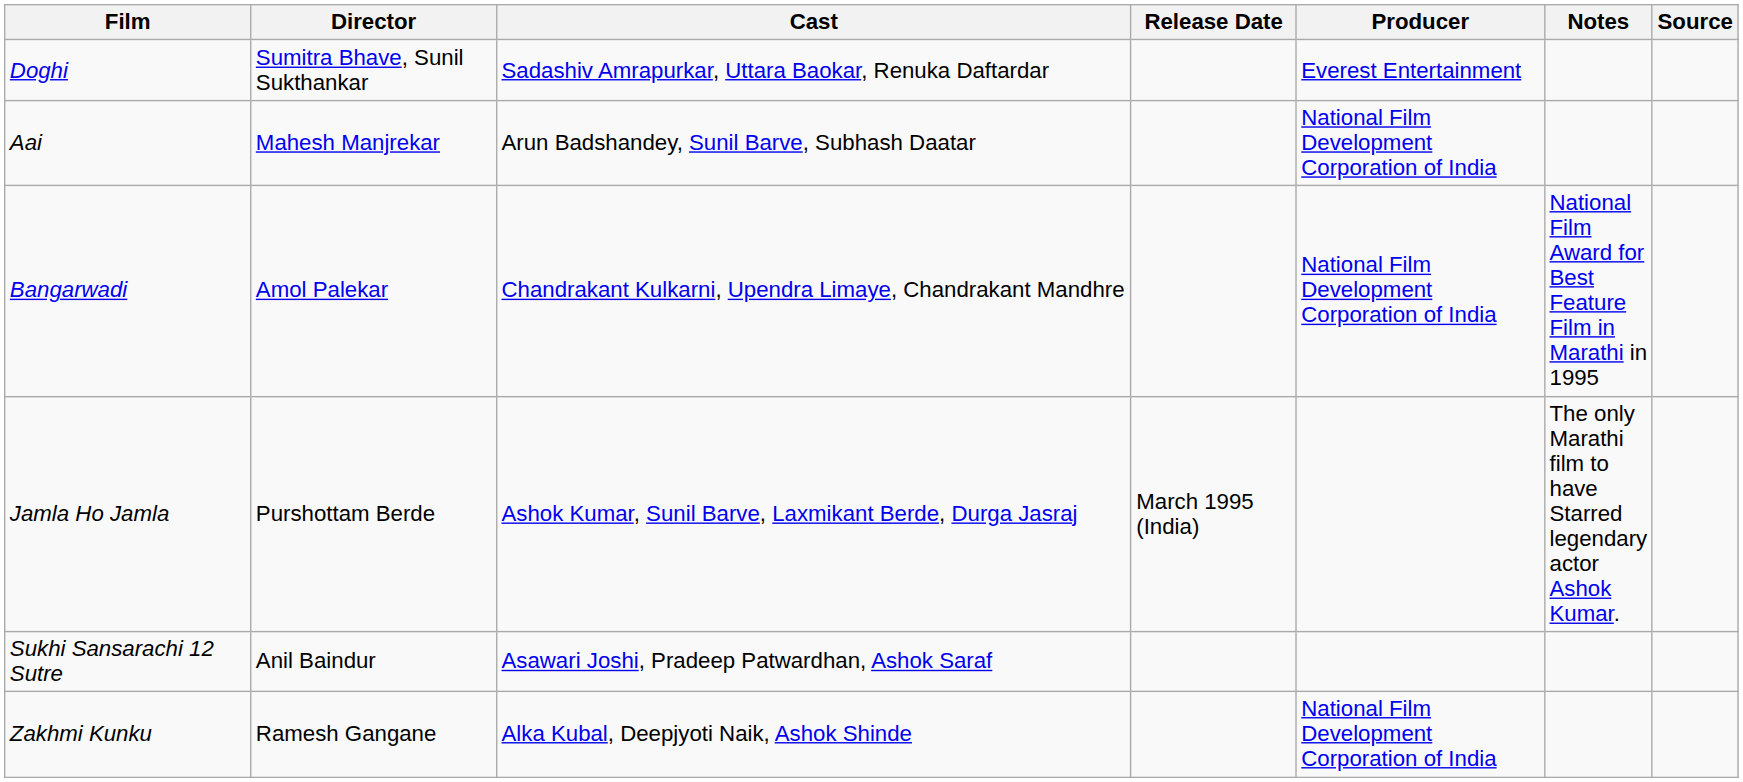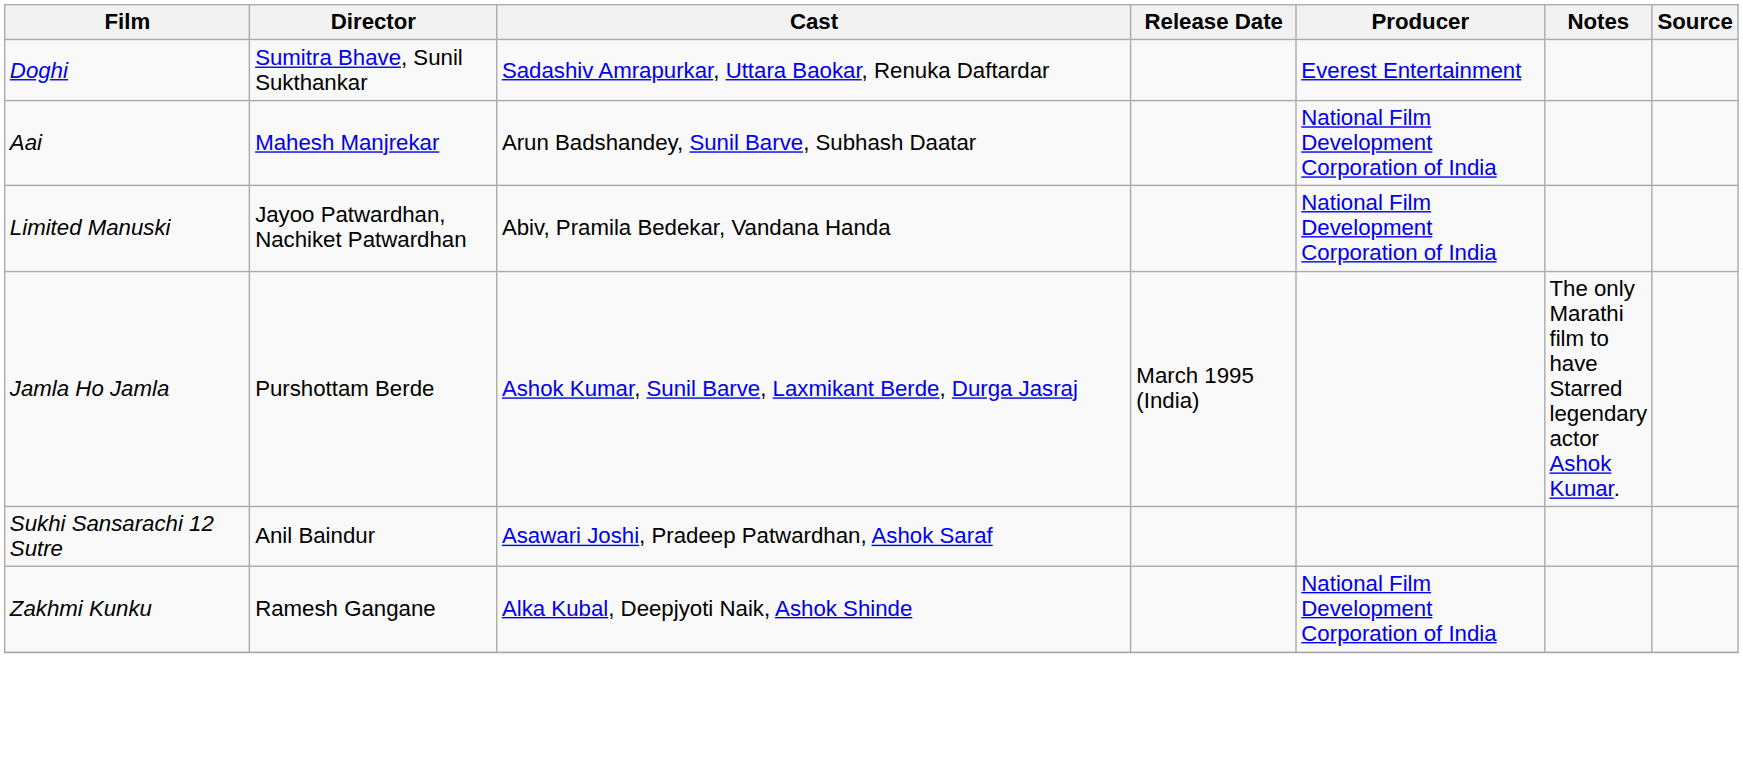- row: (69, 290)
+ row: (90, 228)
